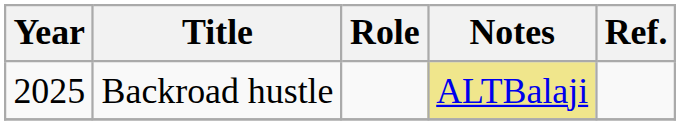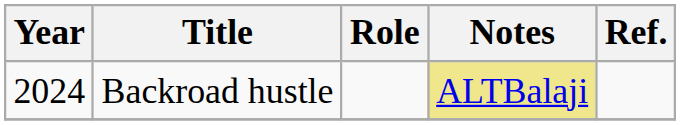(49, 89) 2025 -> (49, 89) 2024
